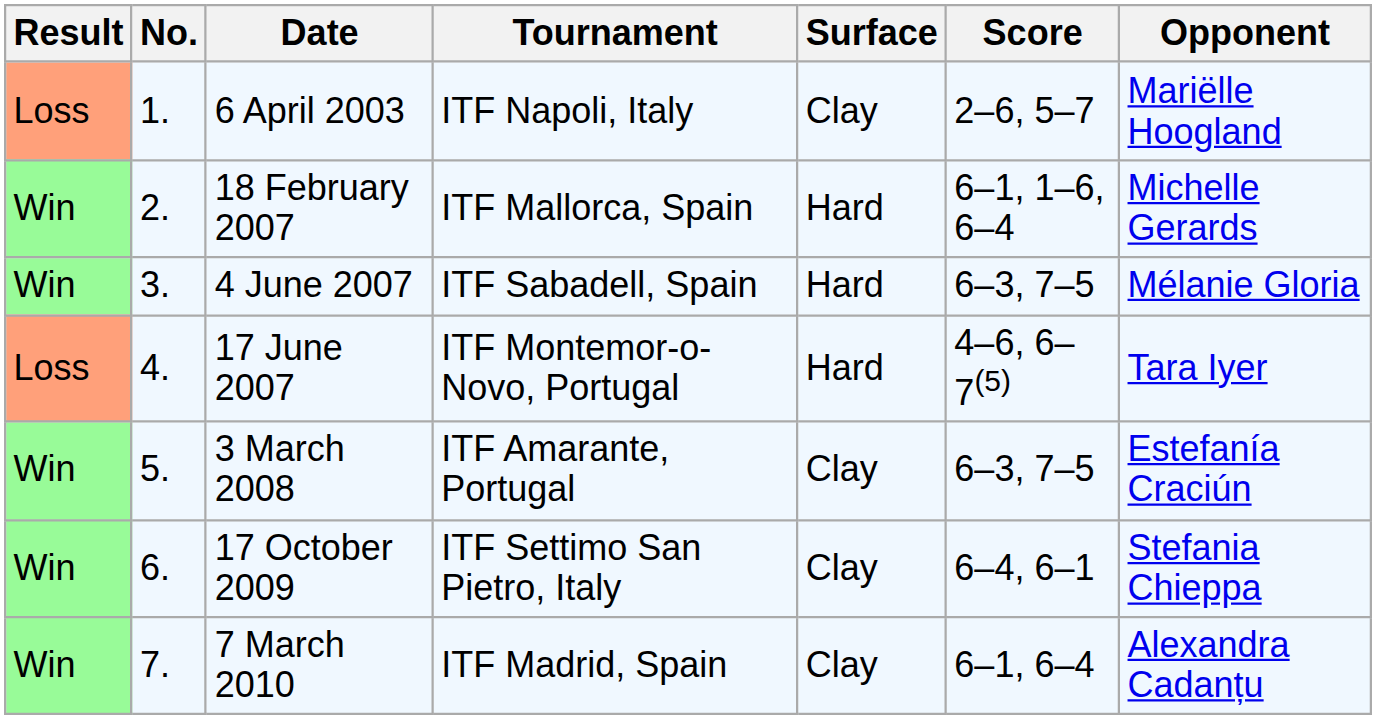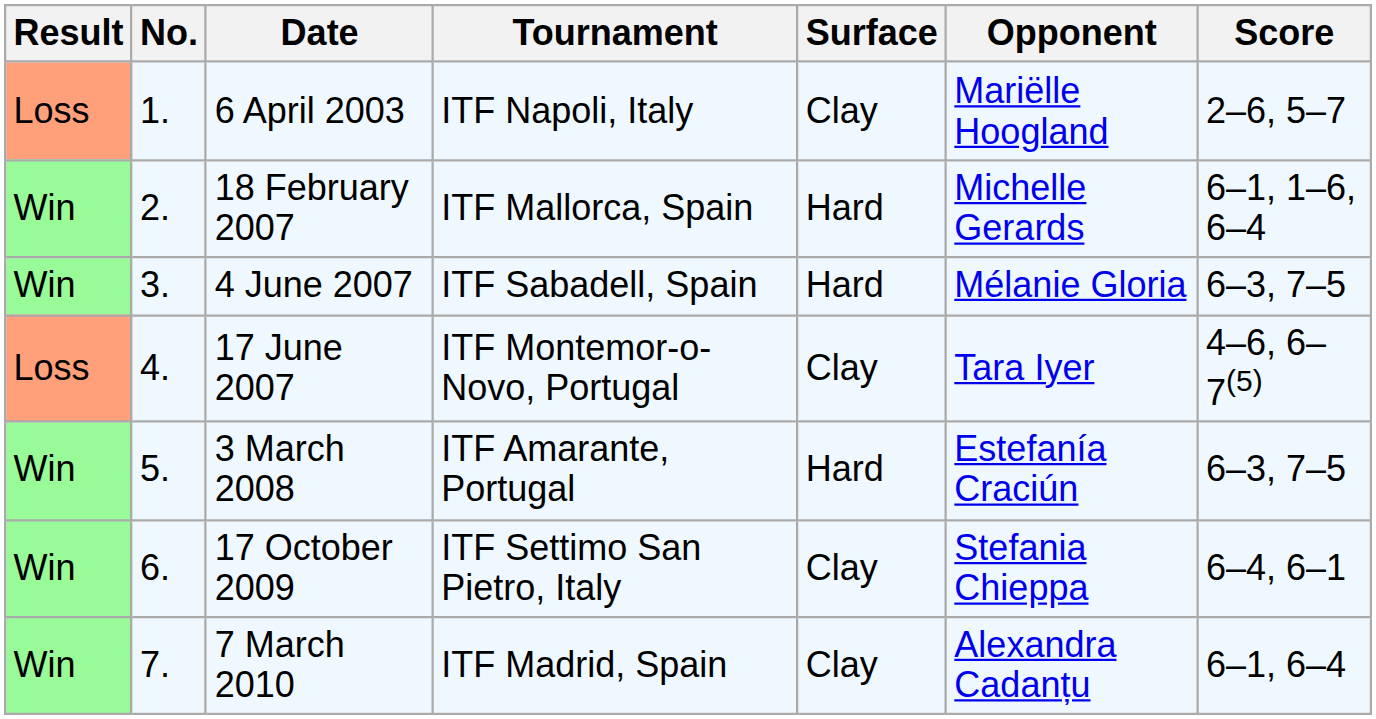columns swapped: (1245, 33) <-> (1033, 33)
(845, 367) Hard -> (842, 367) Clay
(842, 470) Clay -> (845, 470) Hard
